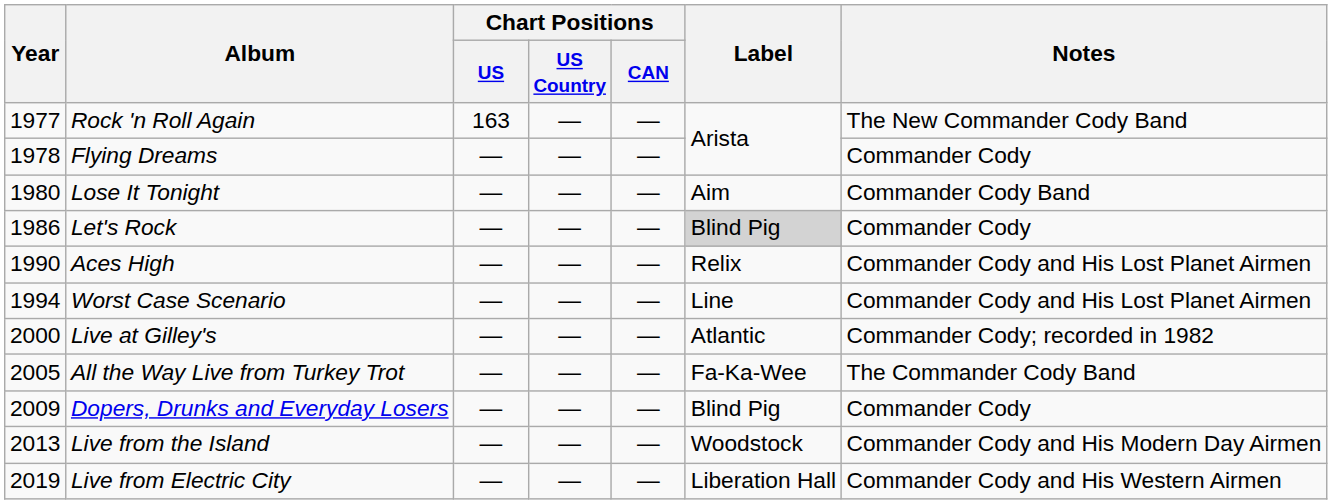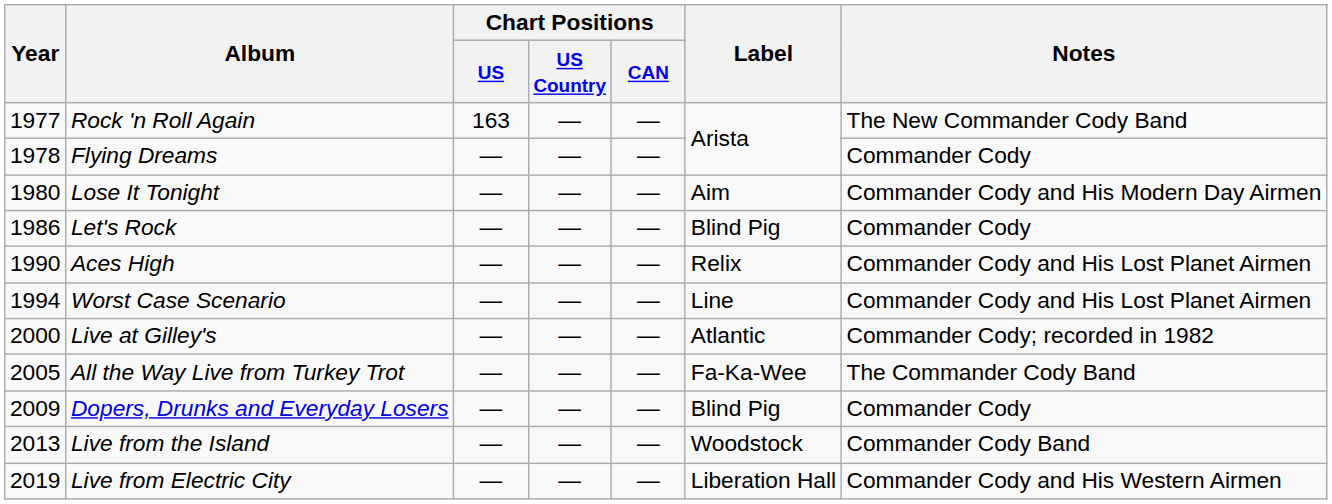(968, 192) Commander Cody Band -> (1084, 192) Commander Cody and His Modern Day Airmen
(736, 228) lightgrey background -> (736, 228) no background
(1084, 444) Commander Cody and His Modern Day Airmen -> (968, 444) Commander Cody Band
